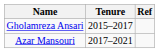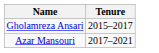- column: (145, 11)
